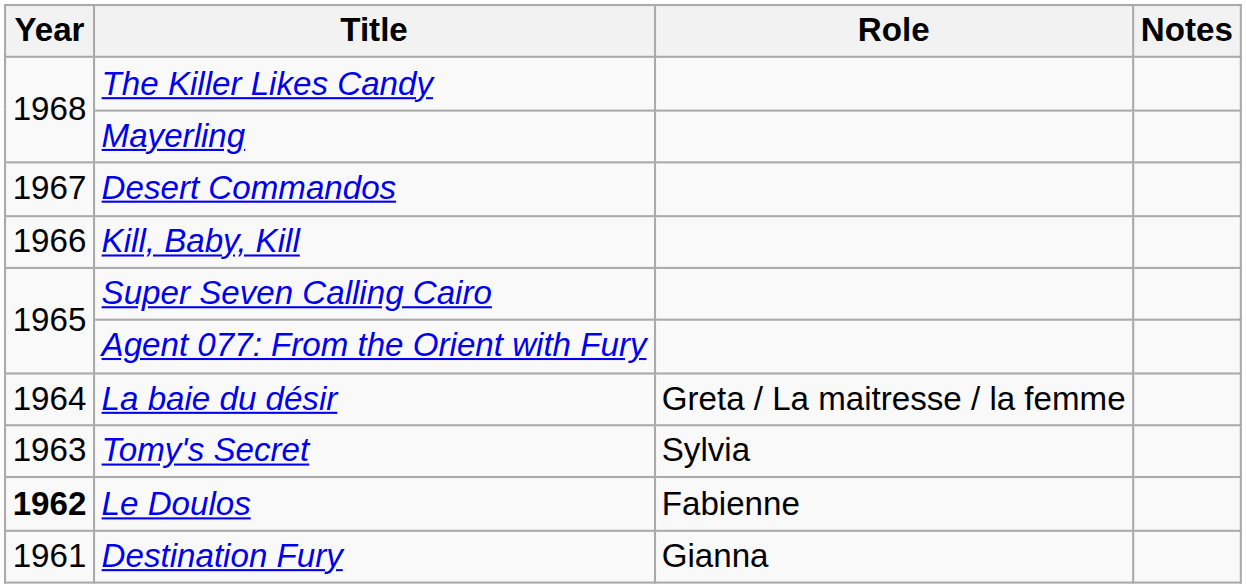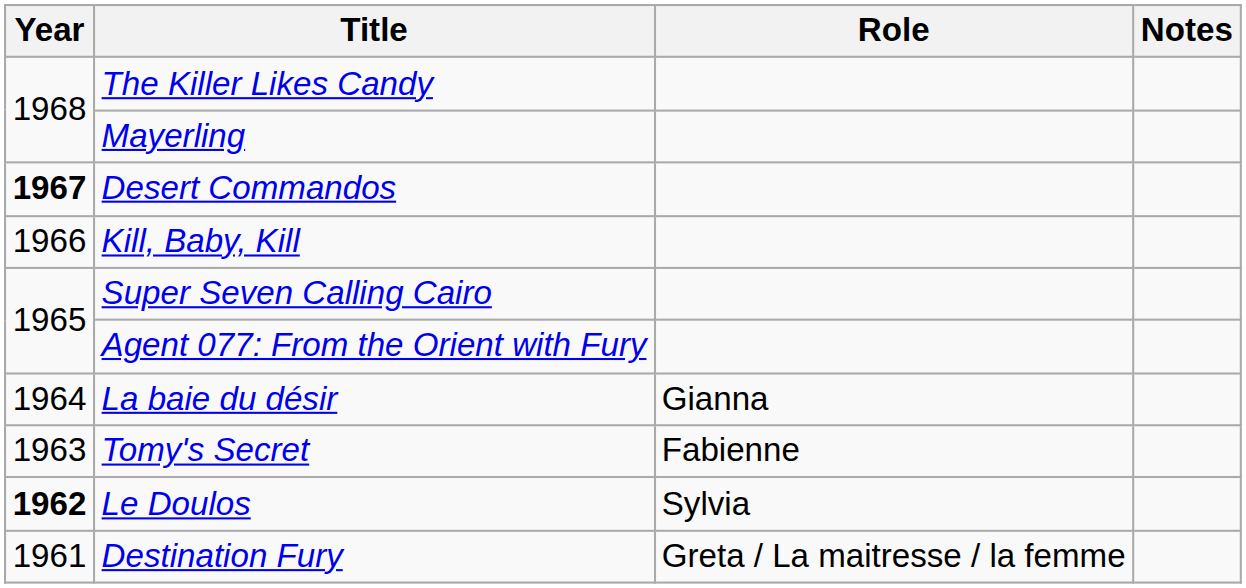(50, 188) normal -> (50, 188) bold
(894, 398) Greta / La maitresse / la femme -> (715, 398) Gianna
(706, 450) Sylvia -> (731, 450) Fabienne
(731, 503) Fabienne -> (706, 503) Sylvia
(715, 556) Gianna -> (894, 556) Greta / La maitresse / la femme
